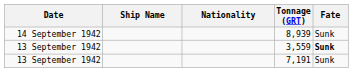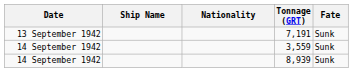rows swapped: (298, 60) <-> (298, 34)
(59, 47) 13 September 1942 -> (59, 47) 14 September 1942
(325, 47) bold -> (325, 47) normal
